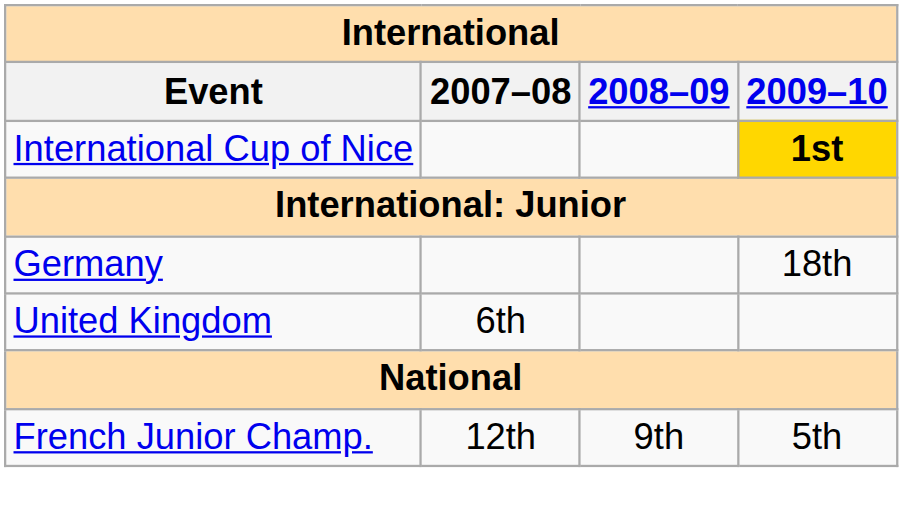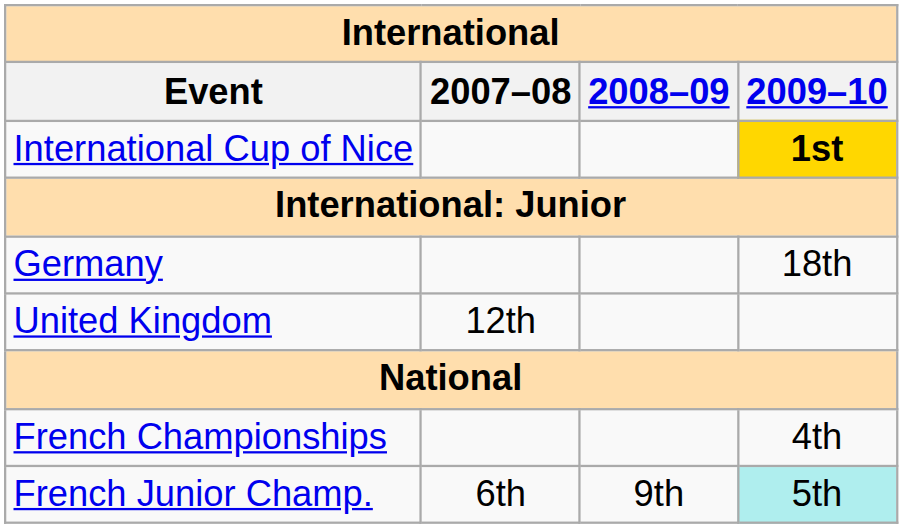(501, 321) 6th -> (501, 321) 12th
+ row: (200, 436)
(501, 436) 12th -> (501, 494) 6th
(817, 436) no background -> (817, 494) paleturquoise background
